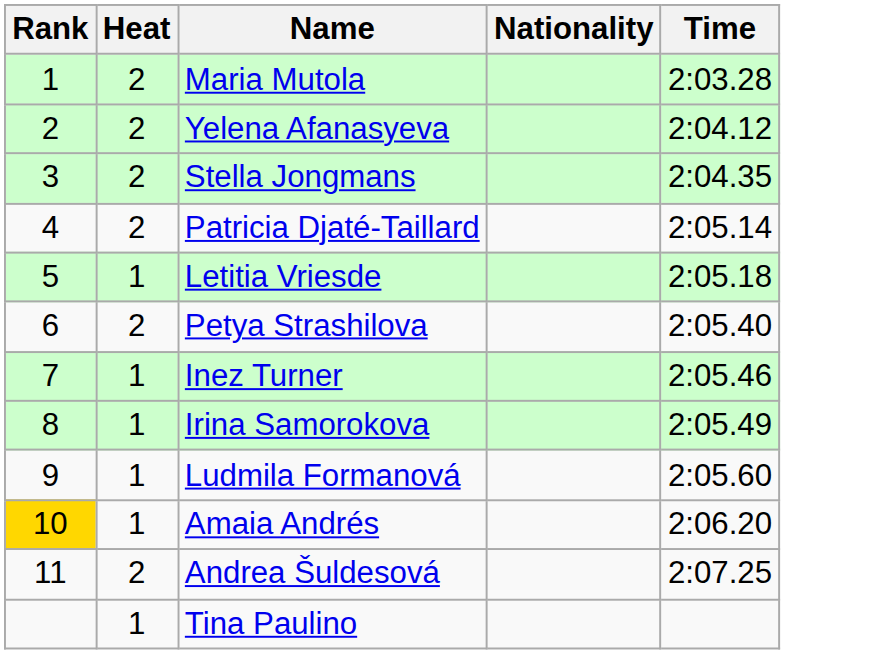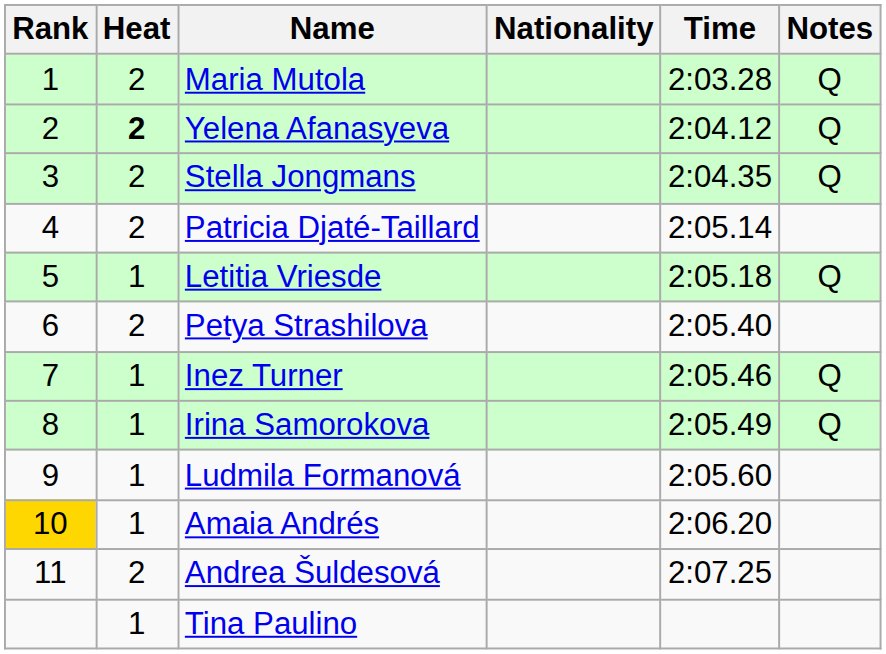+ column: (830, 29)
(137, 128) normal -> (137, 128) bold
